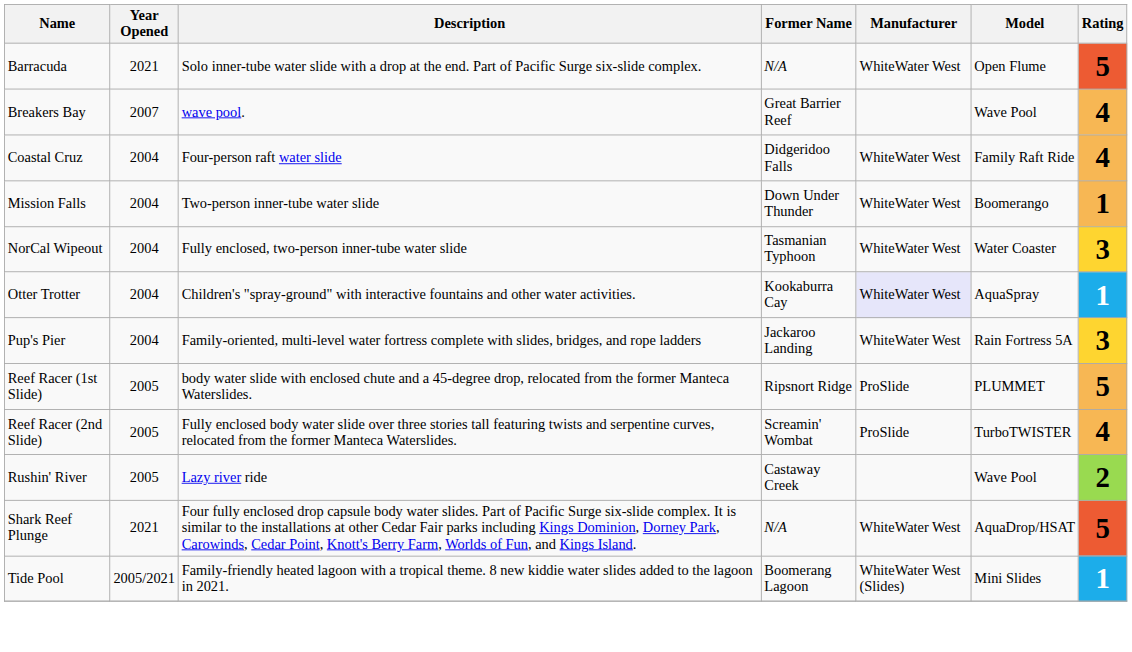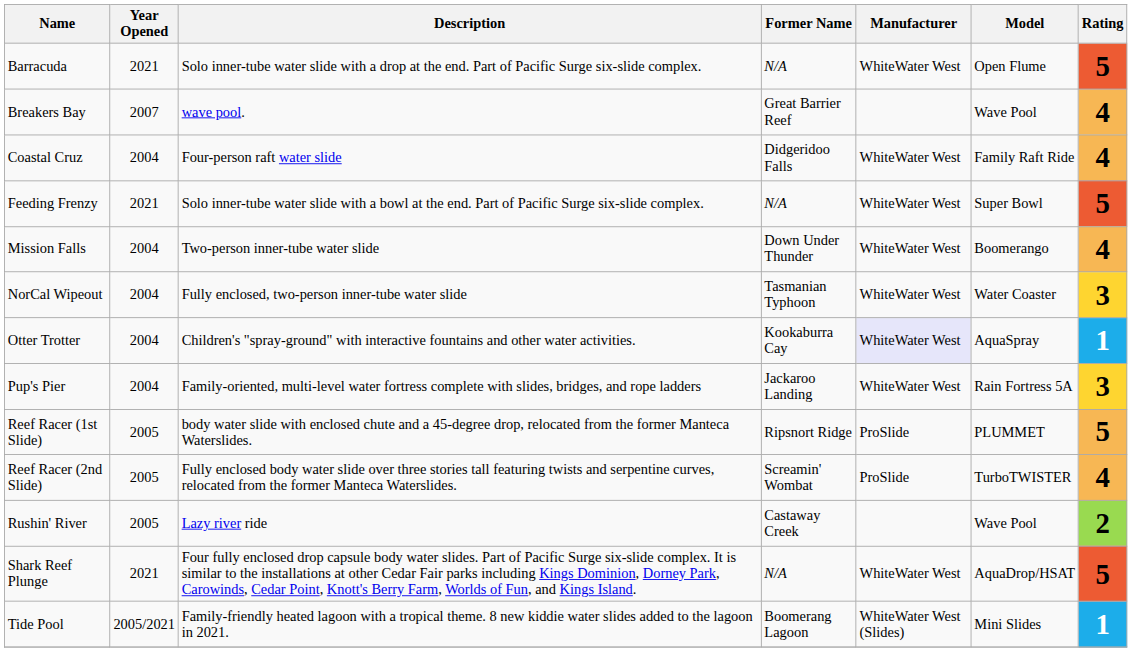+ row: (53, 203)
(1103, 203) 1 -> (1103, 249) 4
